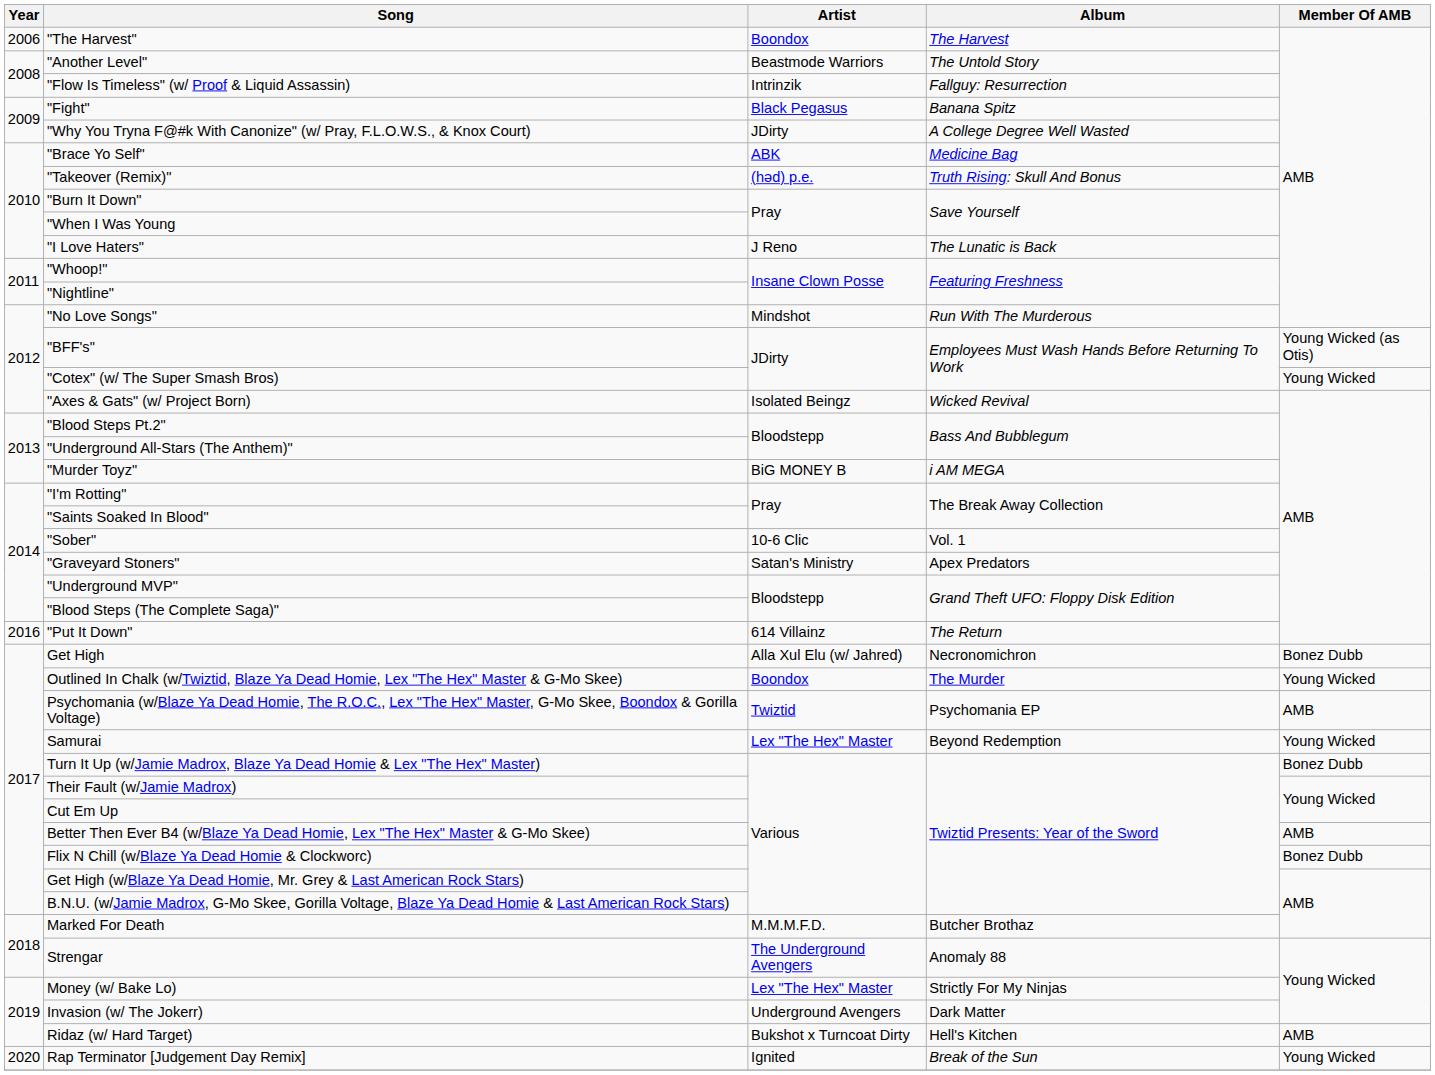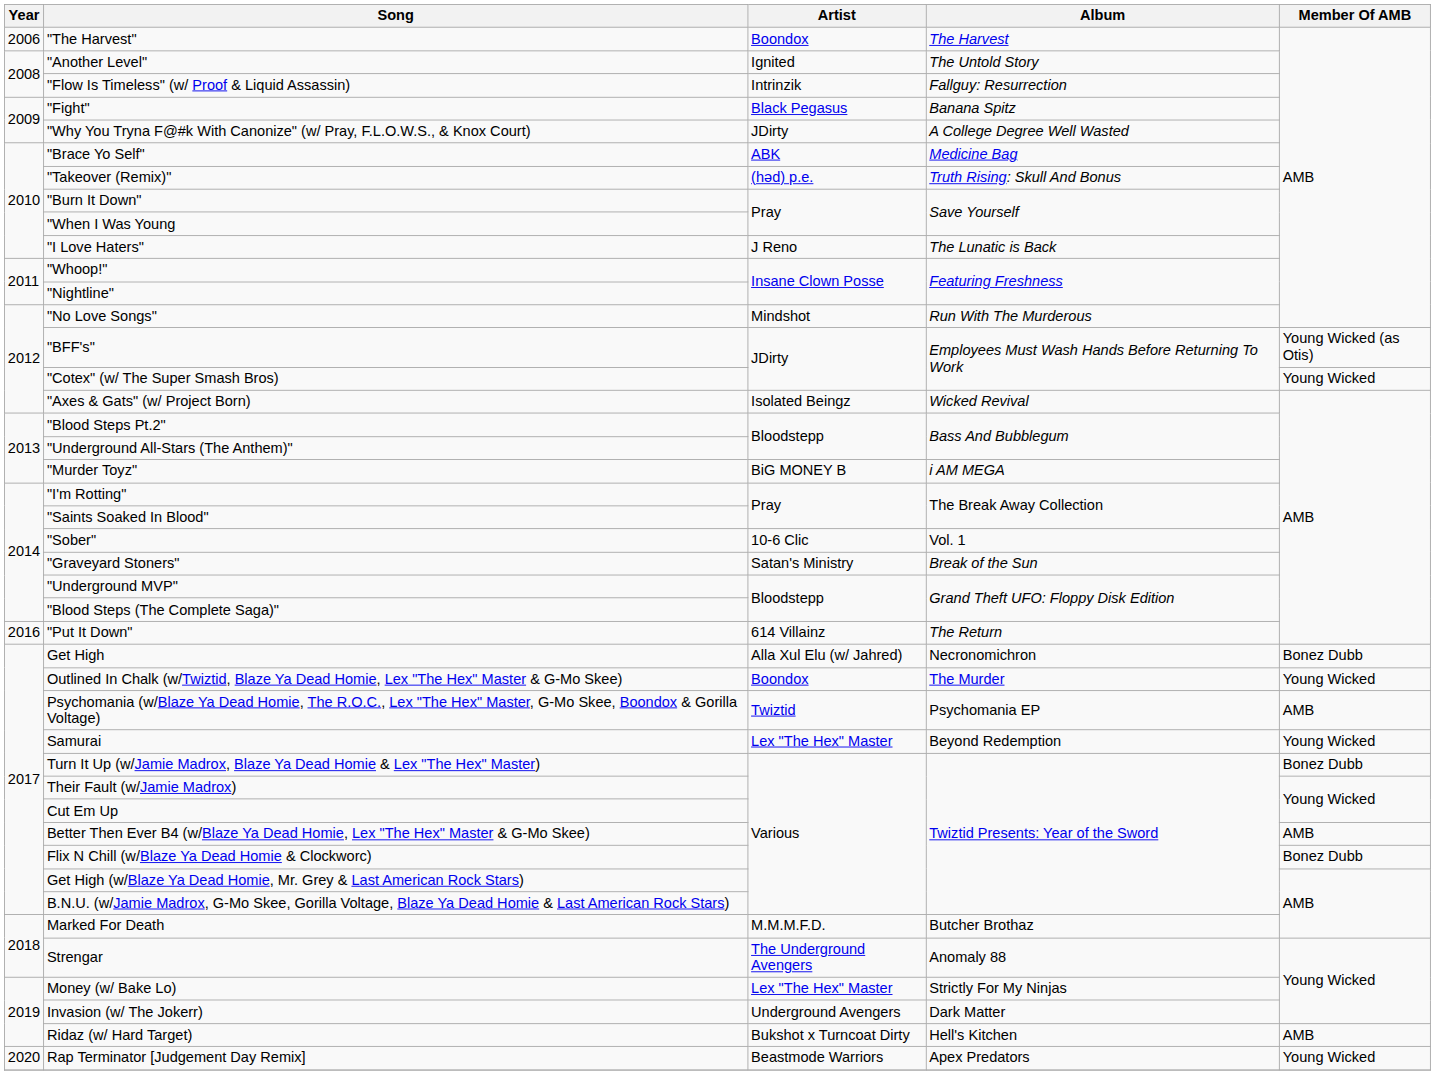(817, 62) Beastmode Warriors -> (773, 62) Ignited
(979, 563) Apex Predators -> (983, 563) Break of the Sun
(773, 1058) Ignited -> (817, 1058) Beastmode Warriors
(983, 1058) Break of the Sun -> (979, 1058) Apex Predators
